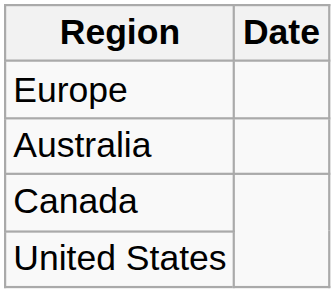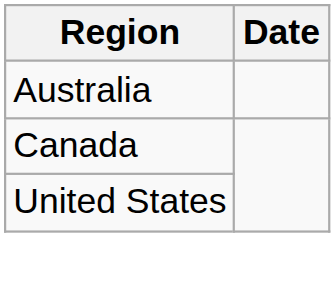- row: (71, 88)
